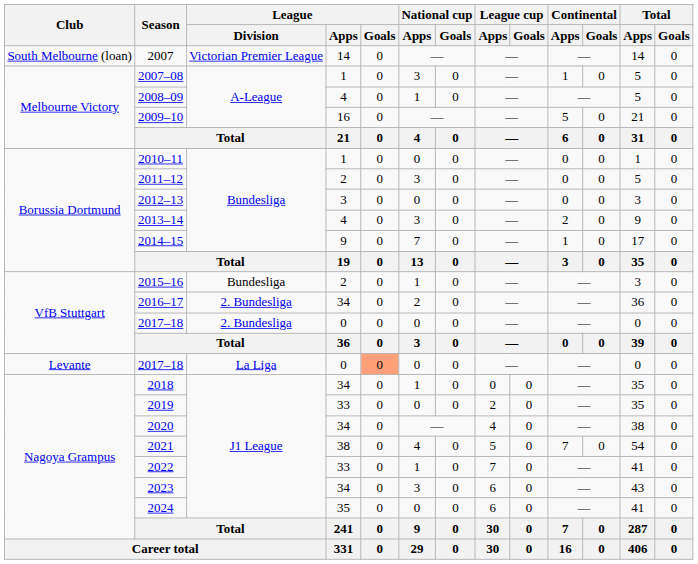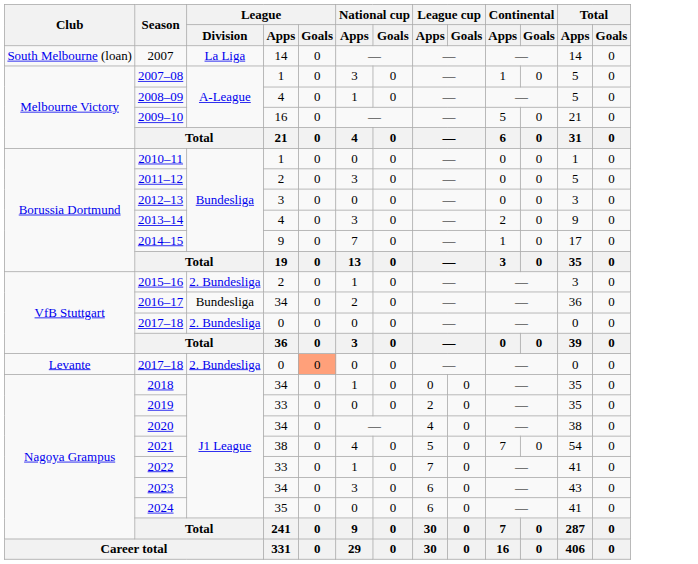(256, 55) Victorian Premier League -> (225, 55) La Liga
(256, 281) Bundesliga -> (225, 281) 2. Bundesliga
(256, 302) 2. Bundesliga -> (225, 302) Bundesliga
(256, 364) La Liga -> (225, 364) 2. Bundesliga
